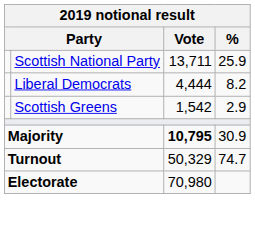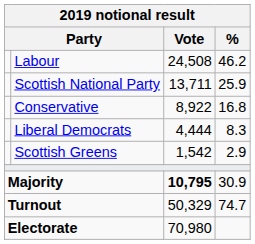+ row: (37, 61)
+ row: (56, 107)
(236, 84) 8.2 -> (236, 130) 8.3
